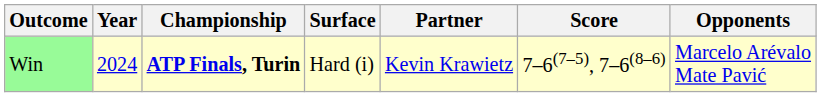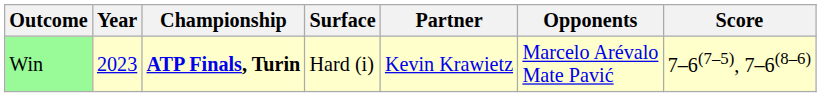columns swapped: (743, 20) <-> (594, 20)
(117, 63) 2024 -> (117, 63) 2023
